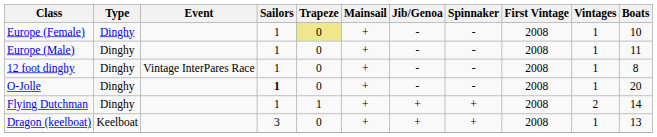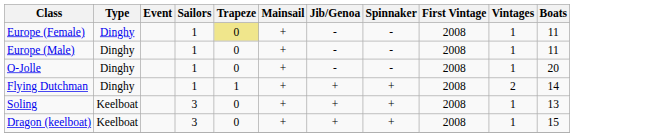(636, 31) 10 -> (553, 31) 11
- row: (41, 68)
(277, 86) bold -> (194, 68) normal
+ row: (22, 104)
(636, 123) 13 -> (553, 123) 15
